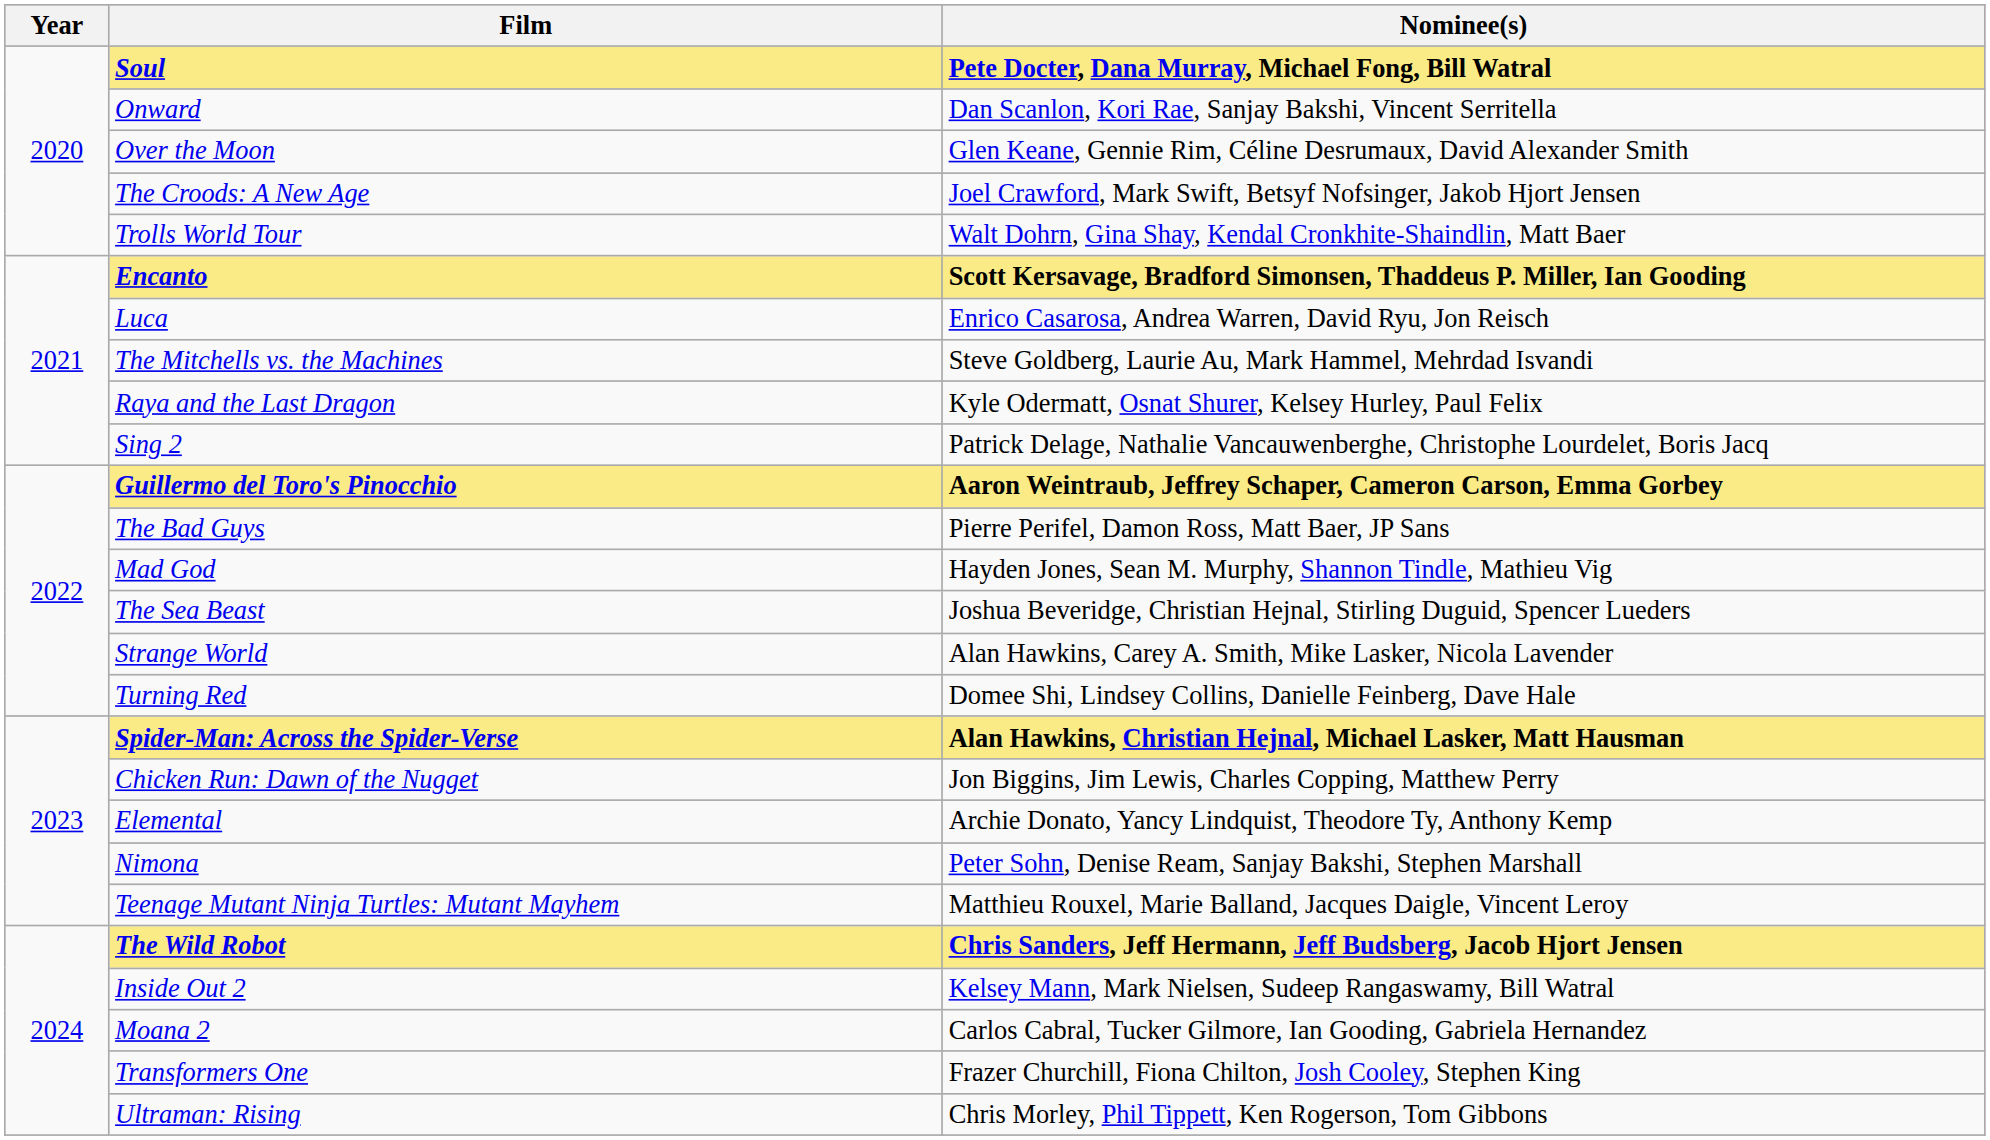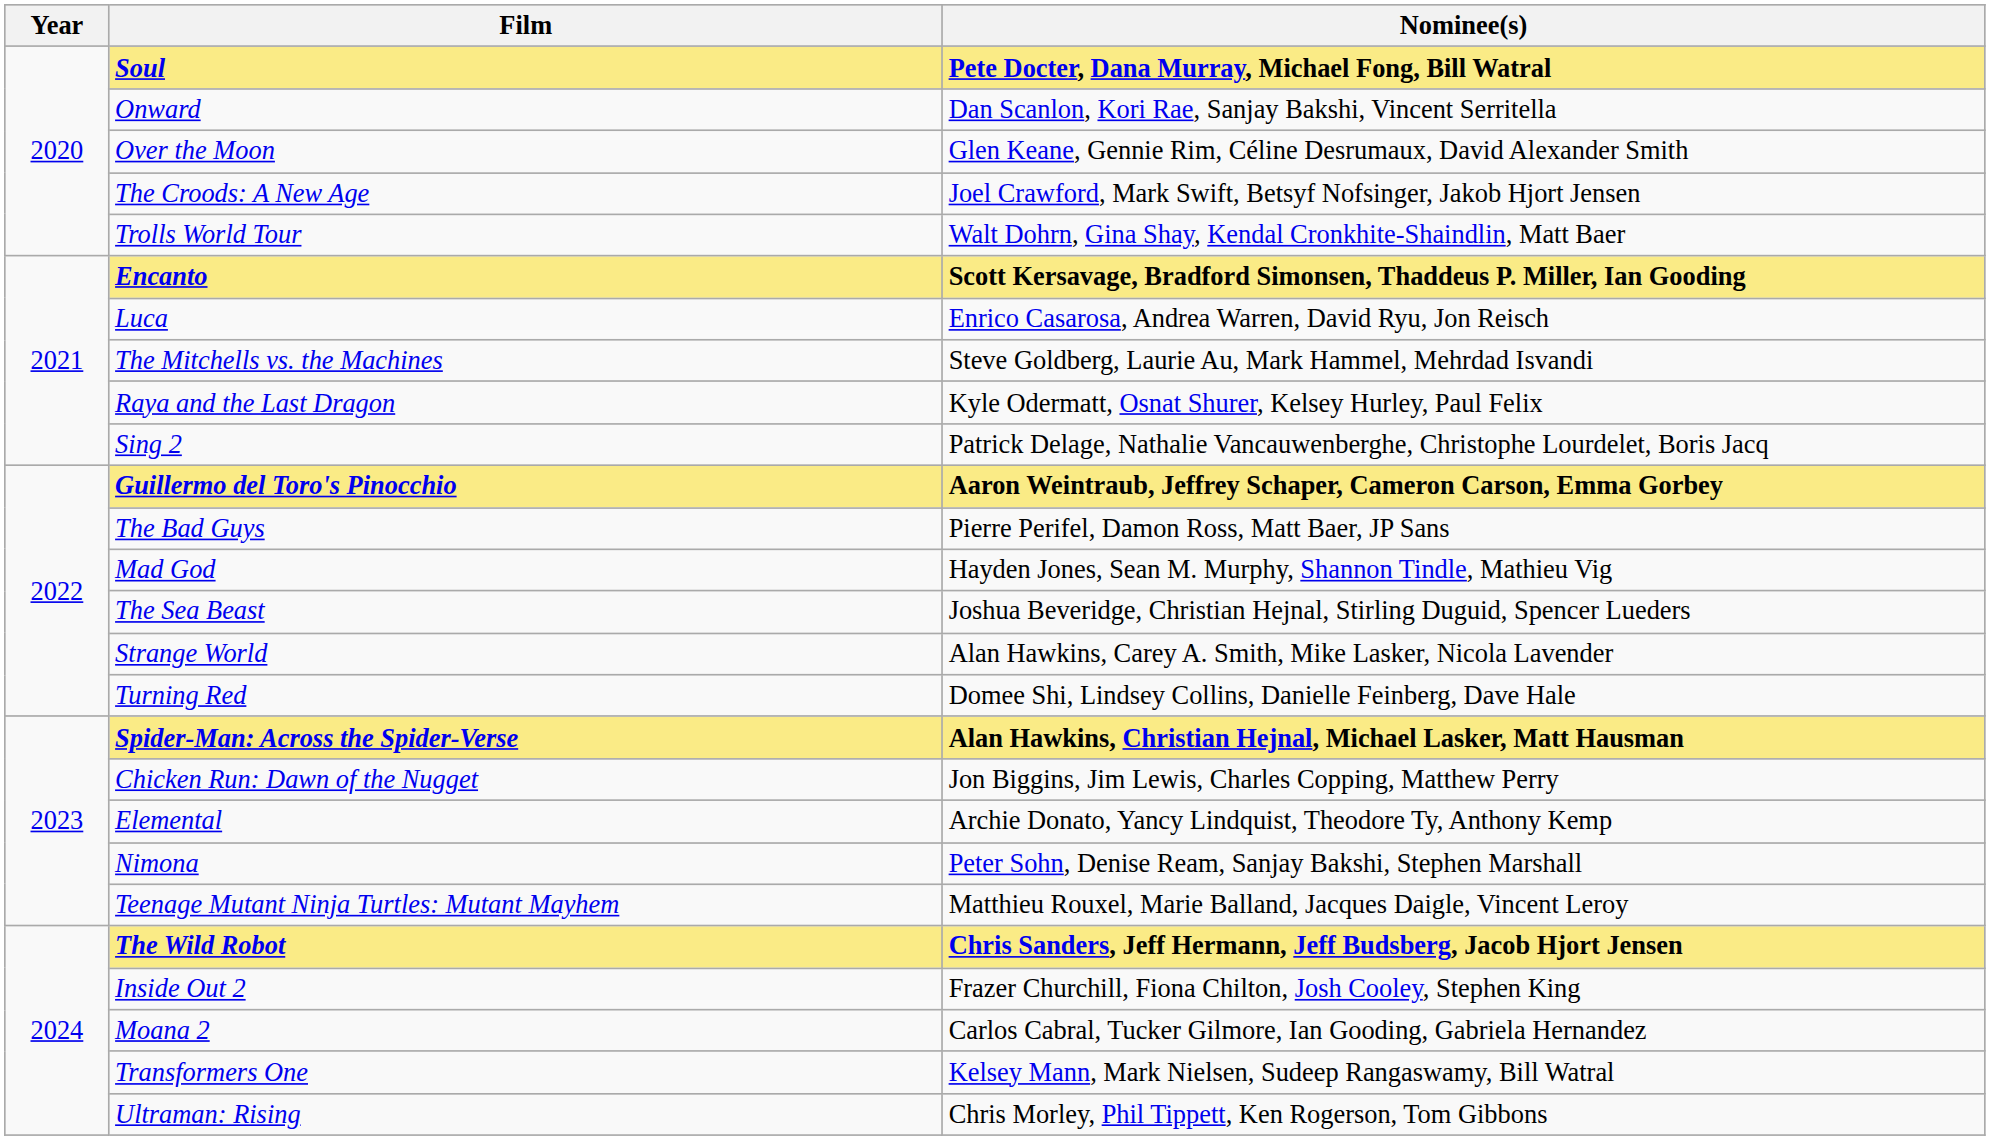(1282, 988) Kelsey Mann, Mark Nielsen, Sudeep Rangaswamy, Bill Watral -> (1265, 988) Frazer Churchill, Fiona Chilton, Josh Cooley, Stephen King
(1265, 1072) Frazer Churchill, Fiona Chilton, Josh Cooley, Stephen King -> (1282, 1072) Kelsey Mann, Mark Nielsen, Sudeep Rangaswamy, Bill Watral
